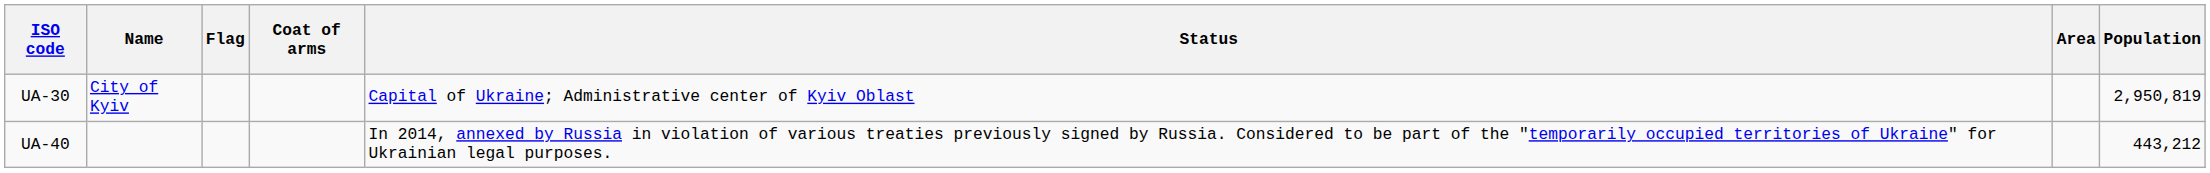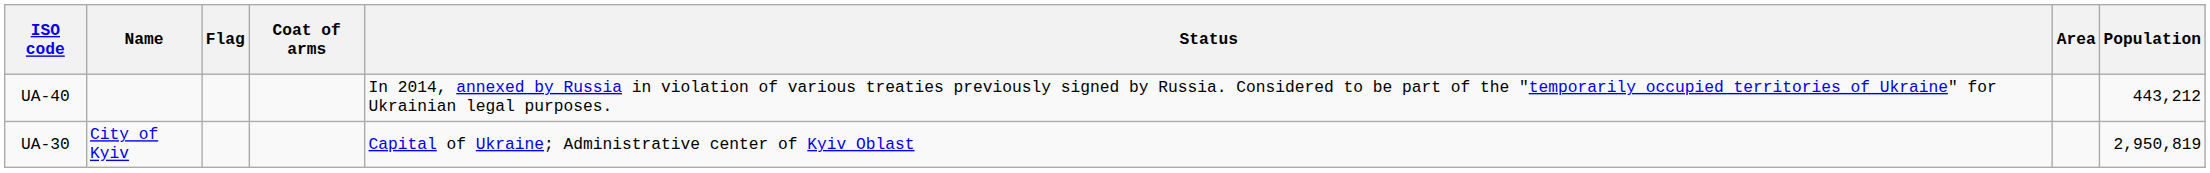rows swapped: (45, 98) <-> (45, 144)
